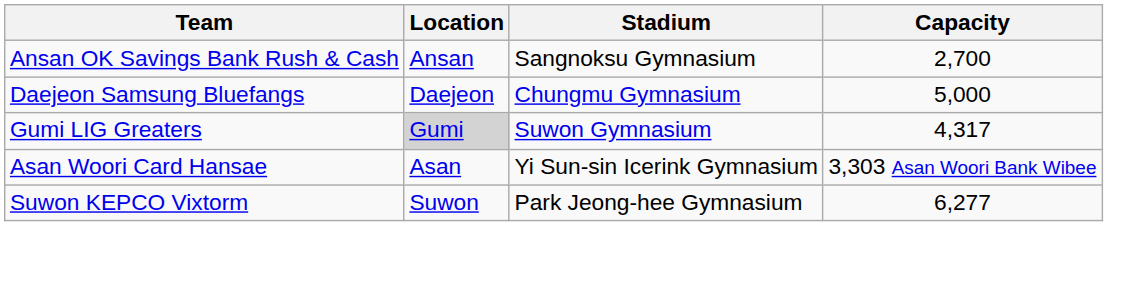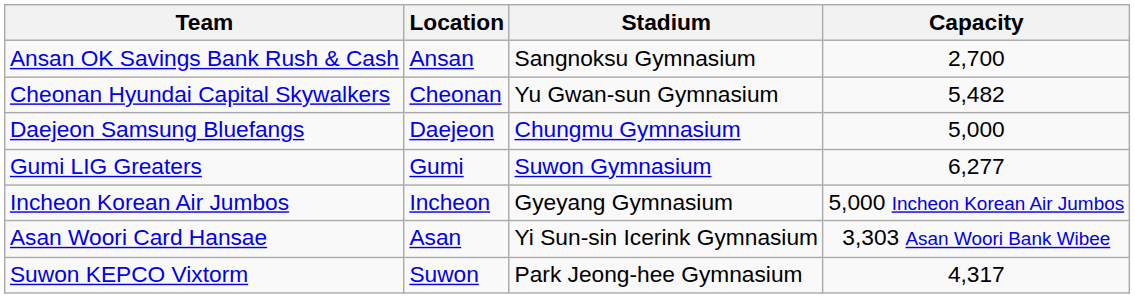+ row: (200, 94)
(437, 130) lightgrey background -> (437, 166) no background
(962, 130) 4,317 -> (976, 166) 6,277
+ row: (150, 202)
(962, 202) 6,277 -> (976, 274) 4,317
